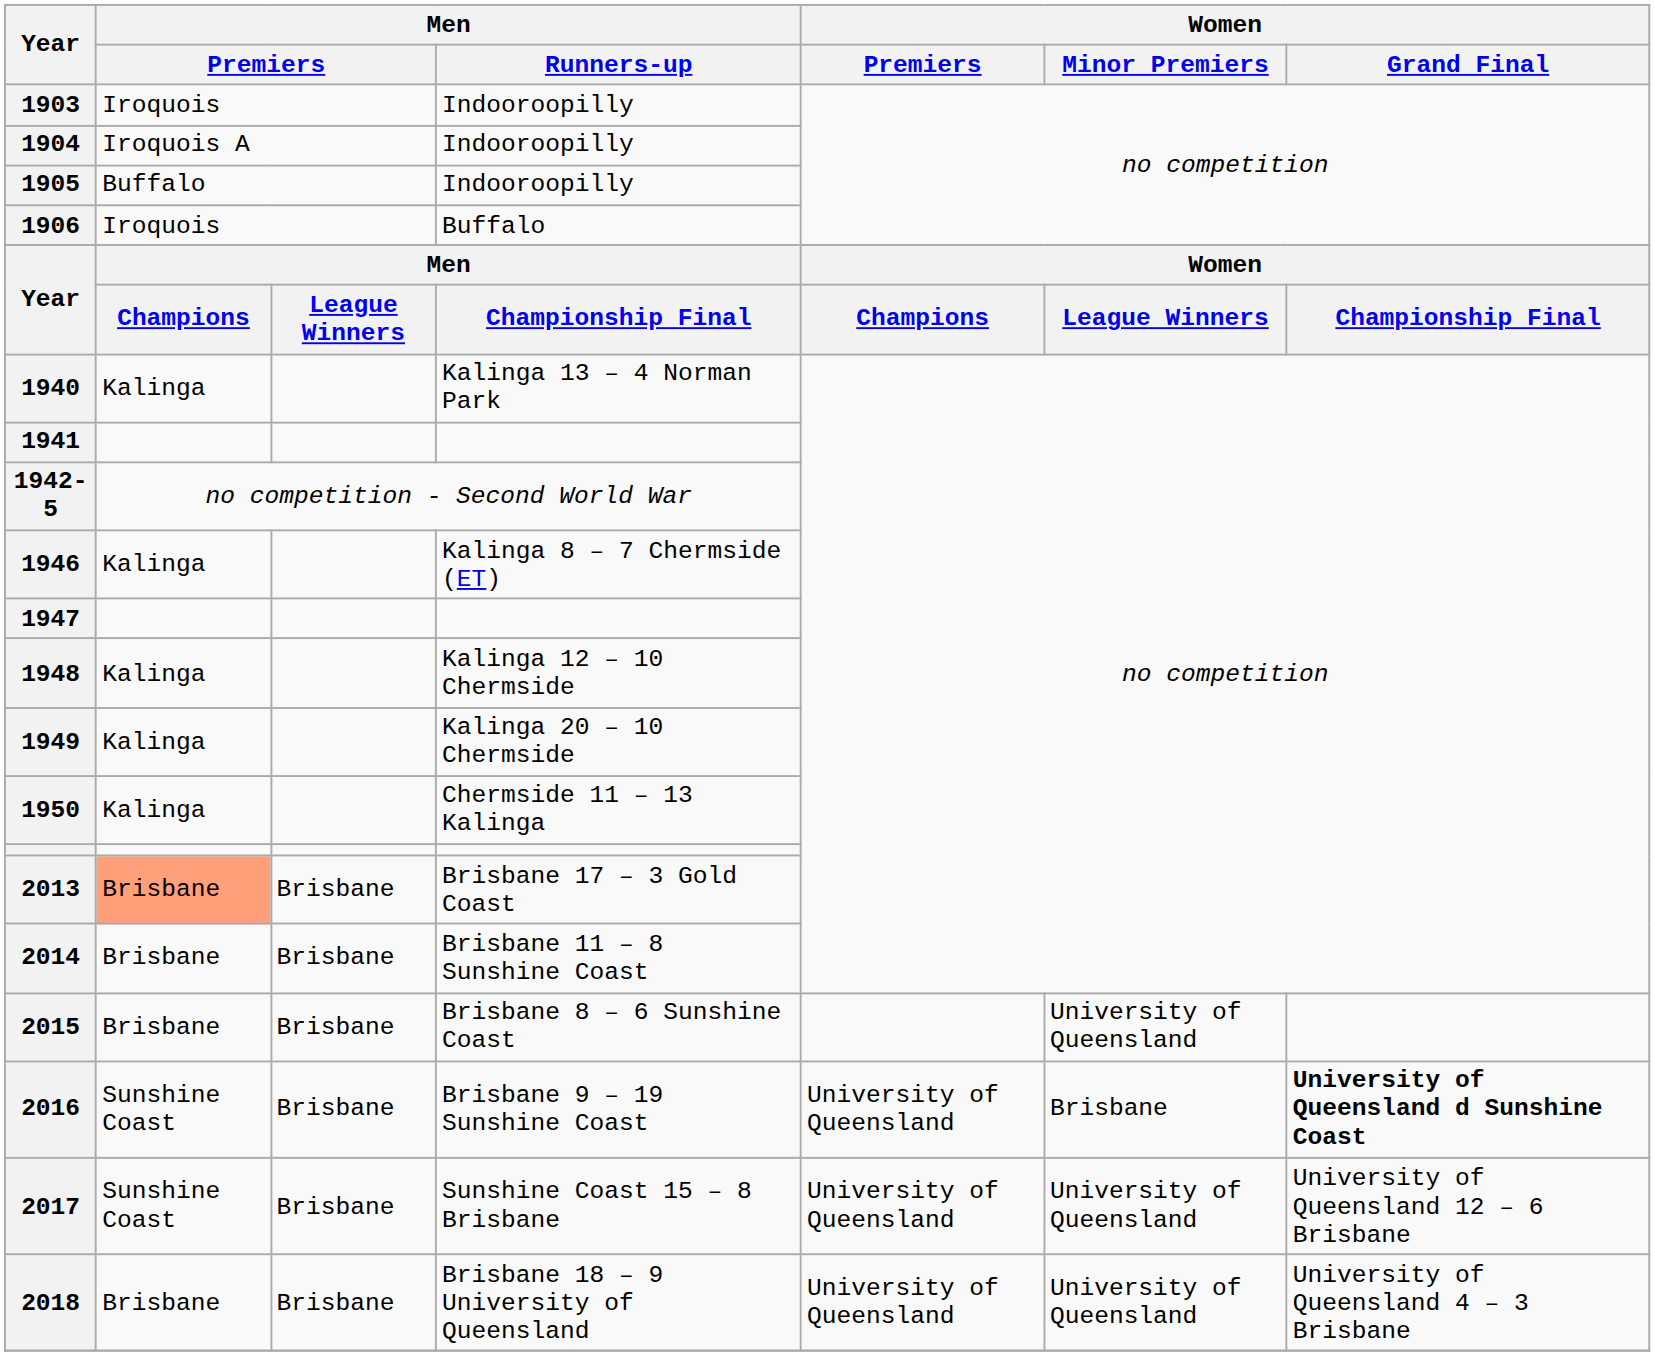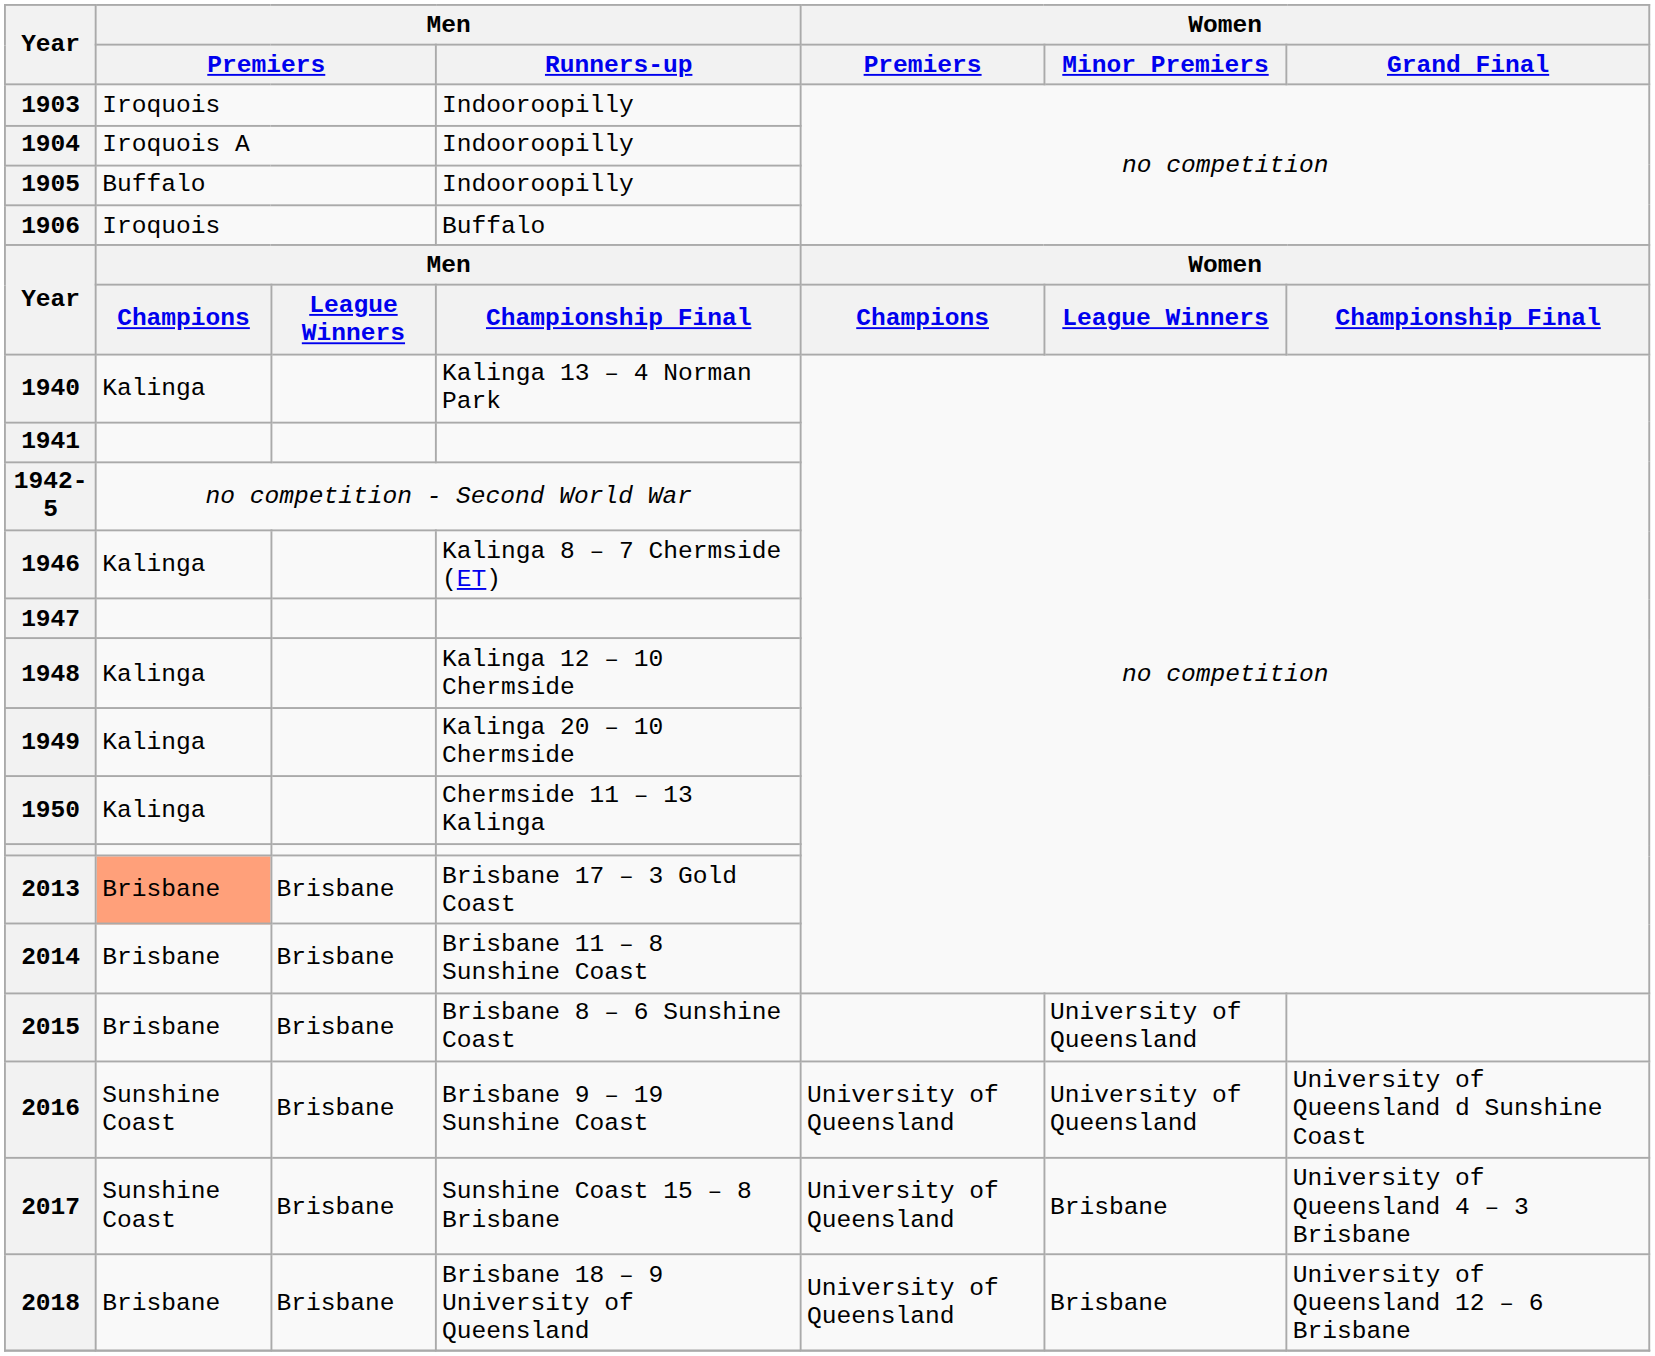(1109, 1109) Brisbane -> (1146, 1109) University of Queensland
(1448, 1109) bold -> (1448, 1109) normal
(1146, 1206) University of Queensland -> (1109, 1206) Brisbane
(1418, 1206) University of Queensland 12 – 6 Brisbane -> (1411, 1206) University of Queensland 4 – 3 Brisbane
(1146, 1303) University of Queensland -> (1109, 1303) Brisbane
(1411, 1303) University of Queensland 4 – 3 Brisbane -> (1418, 1303) University of Queensland 12 – 6 Brisbane
